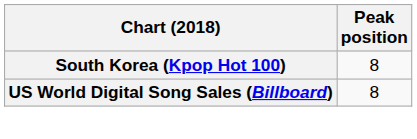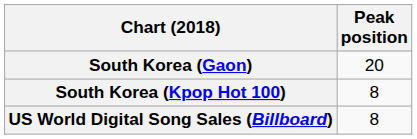+ row: (171, 65)
